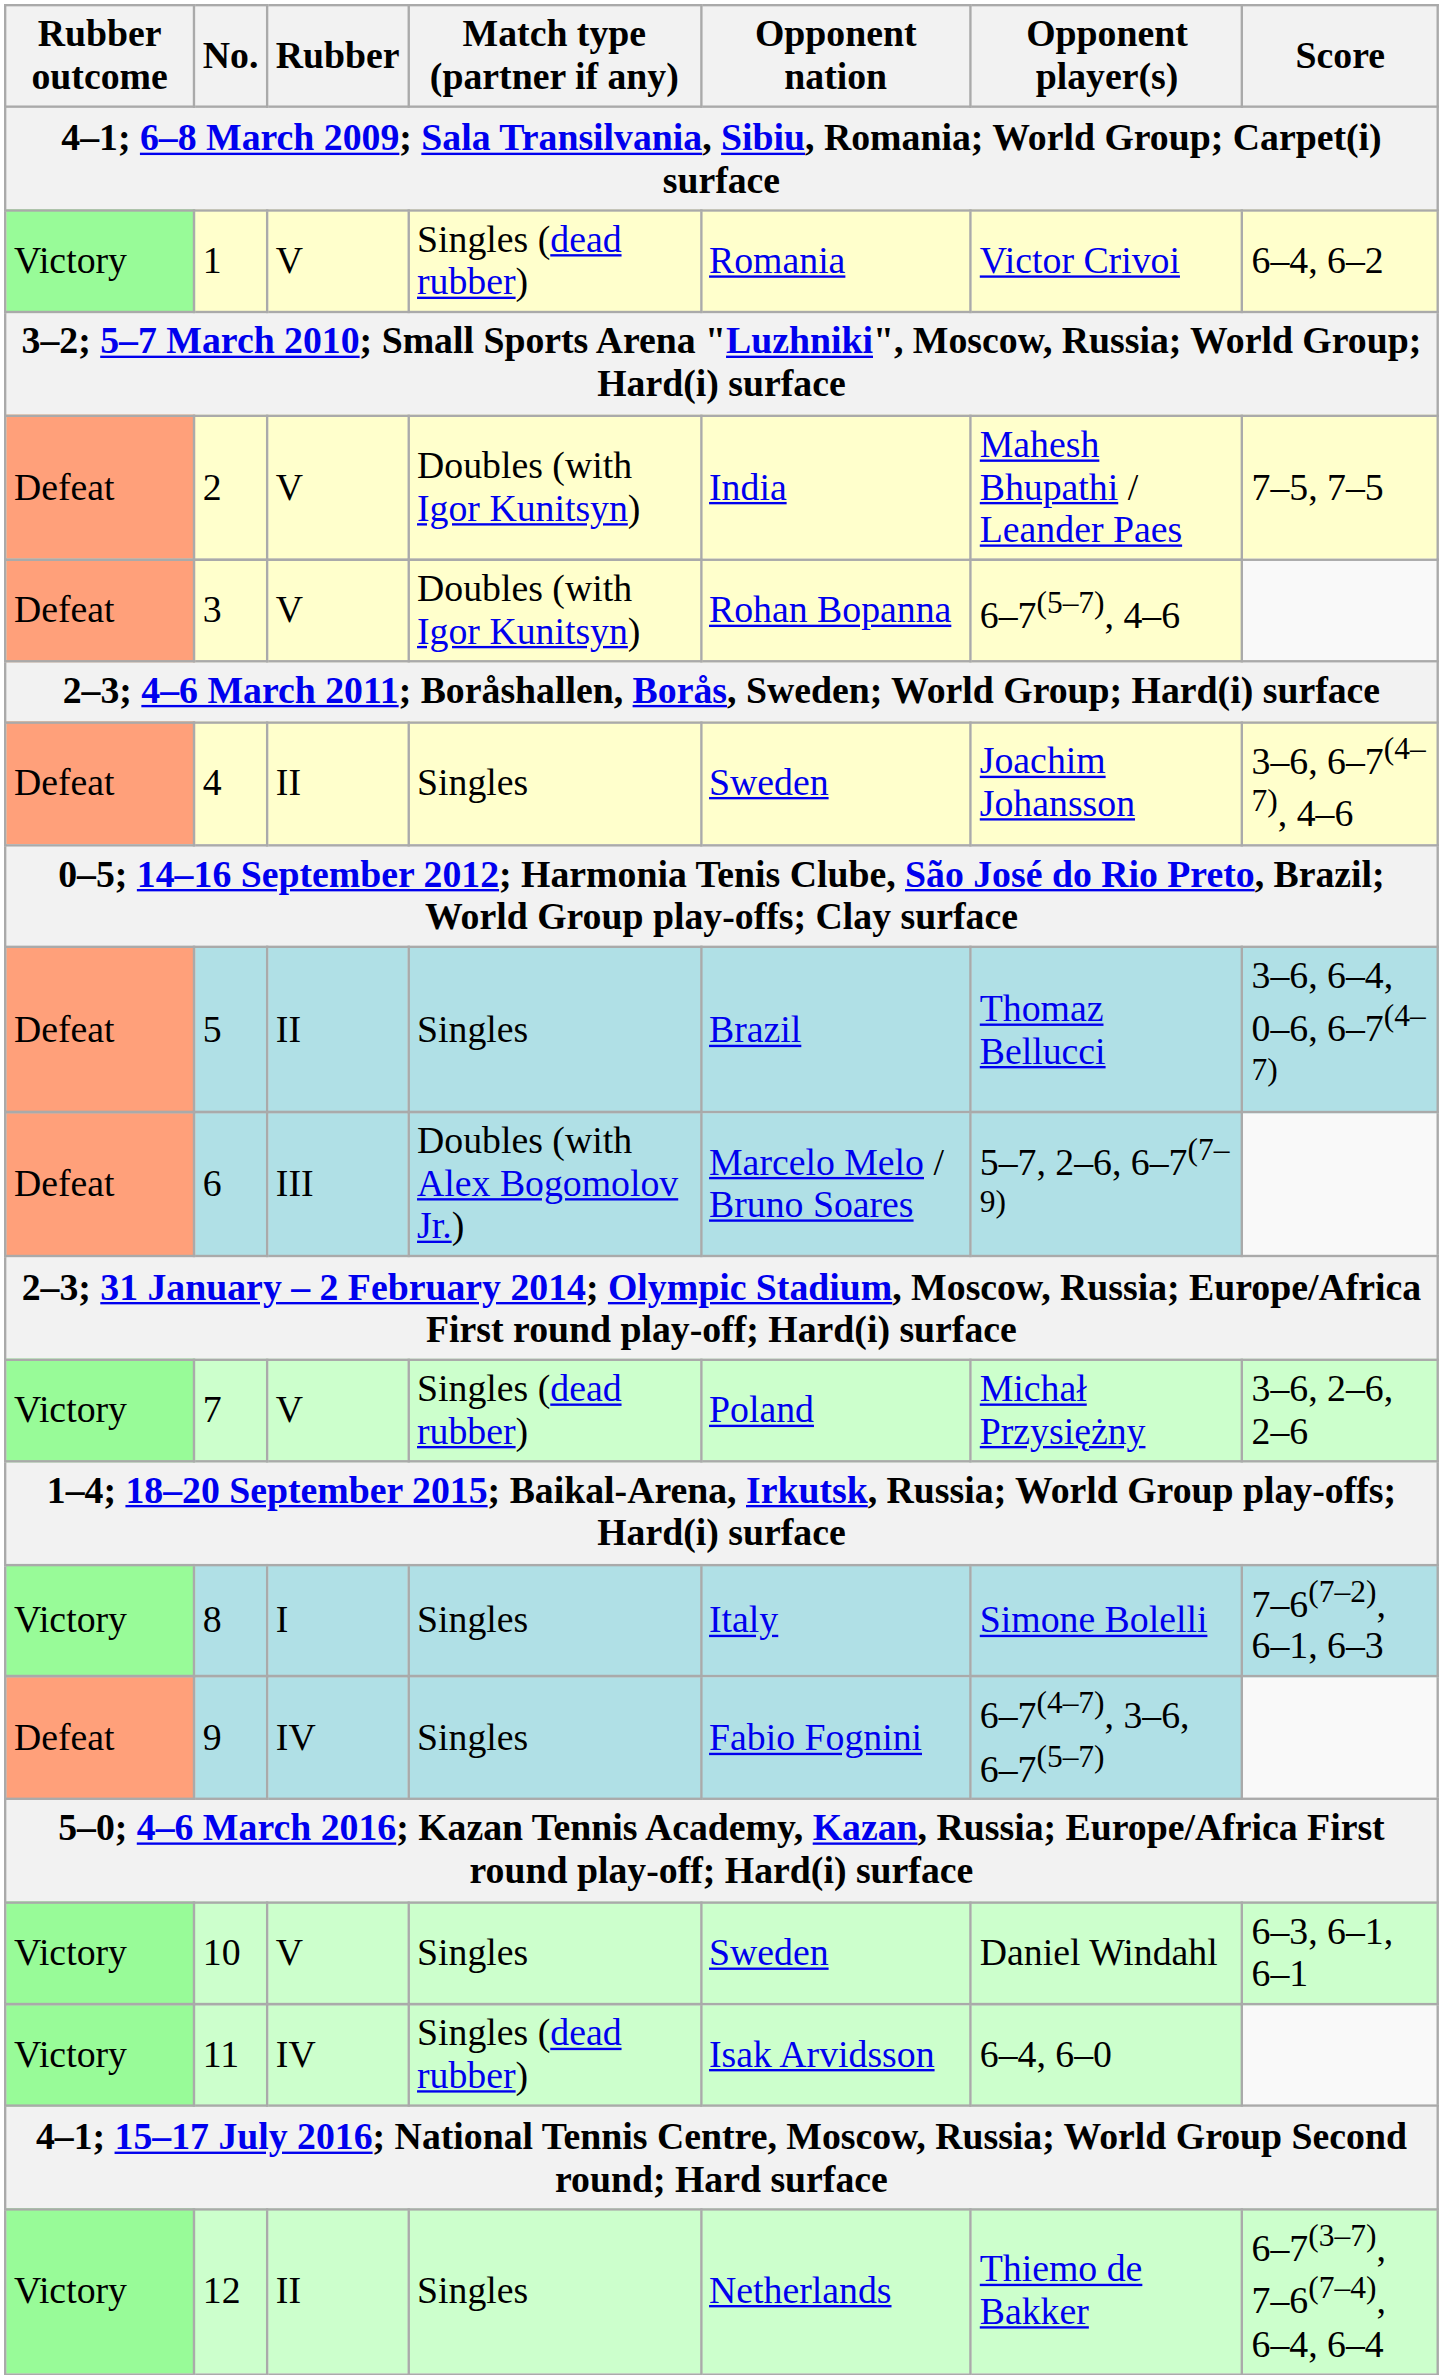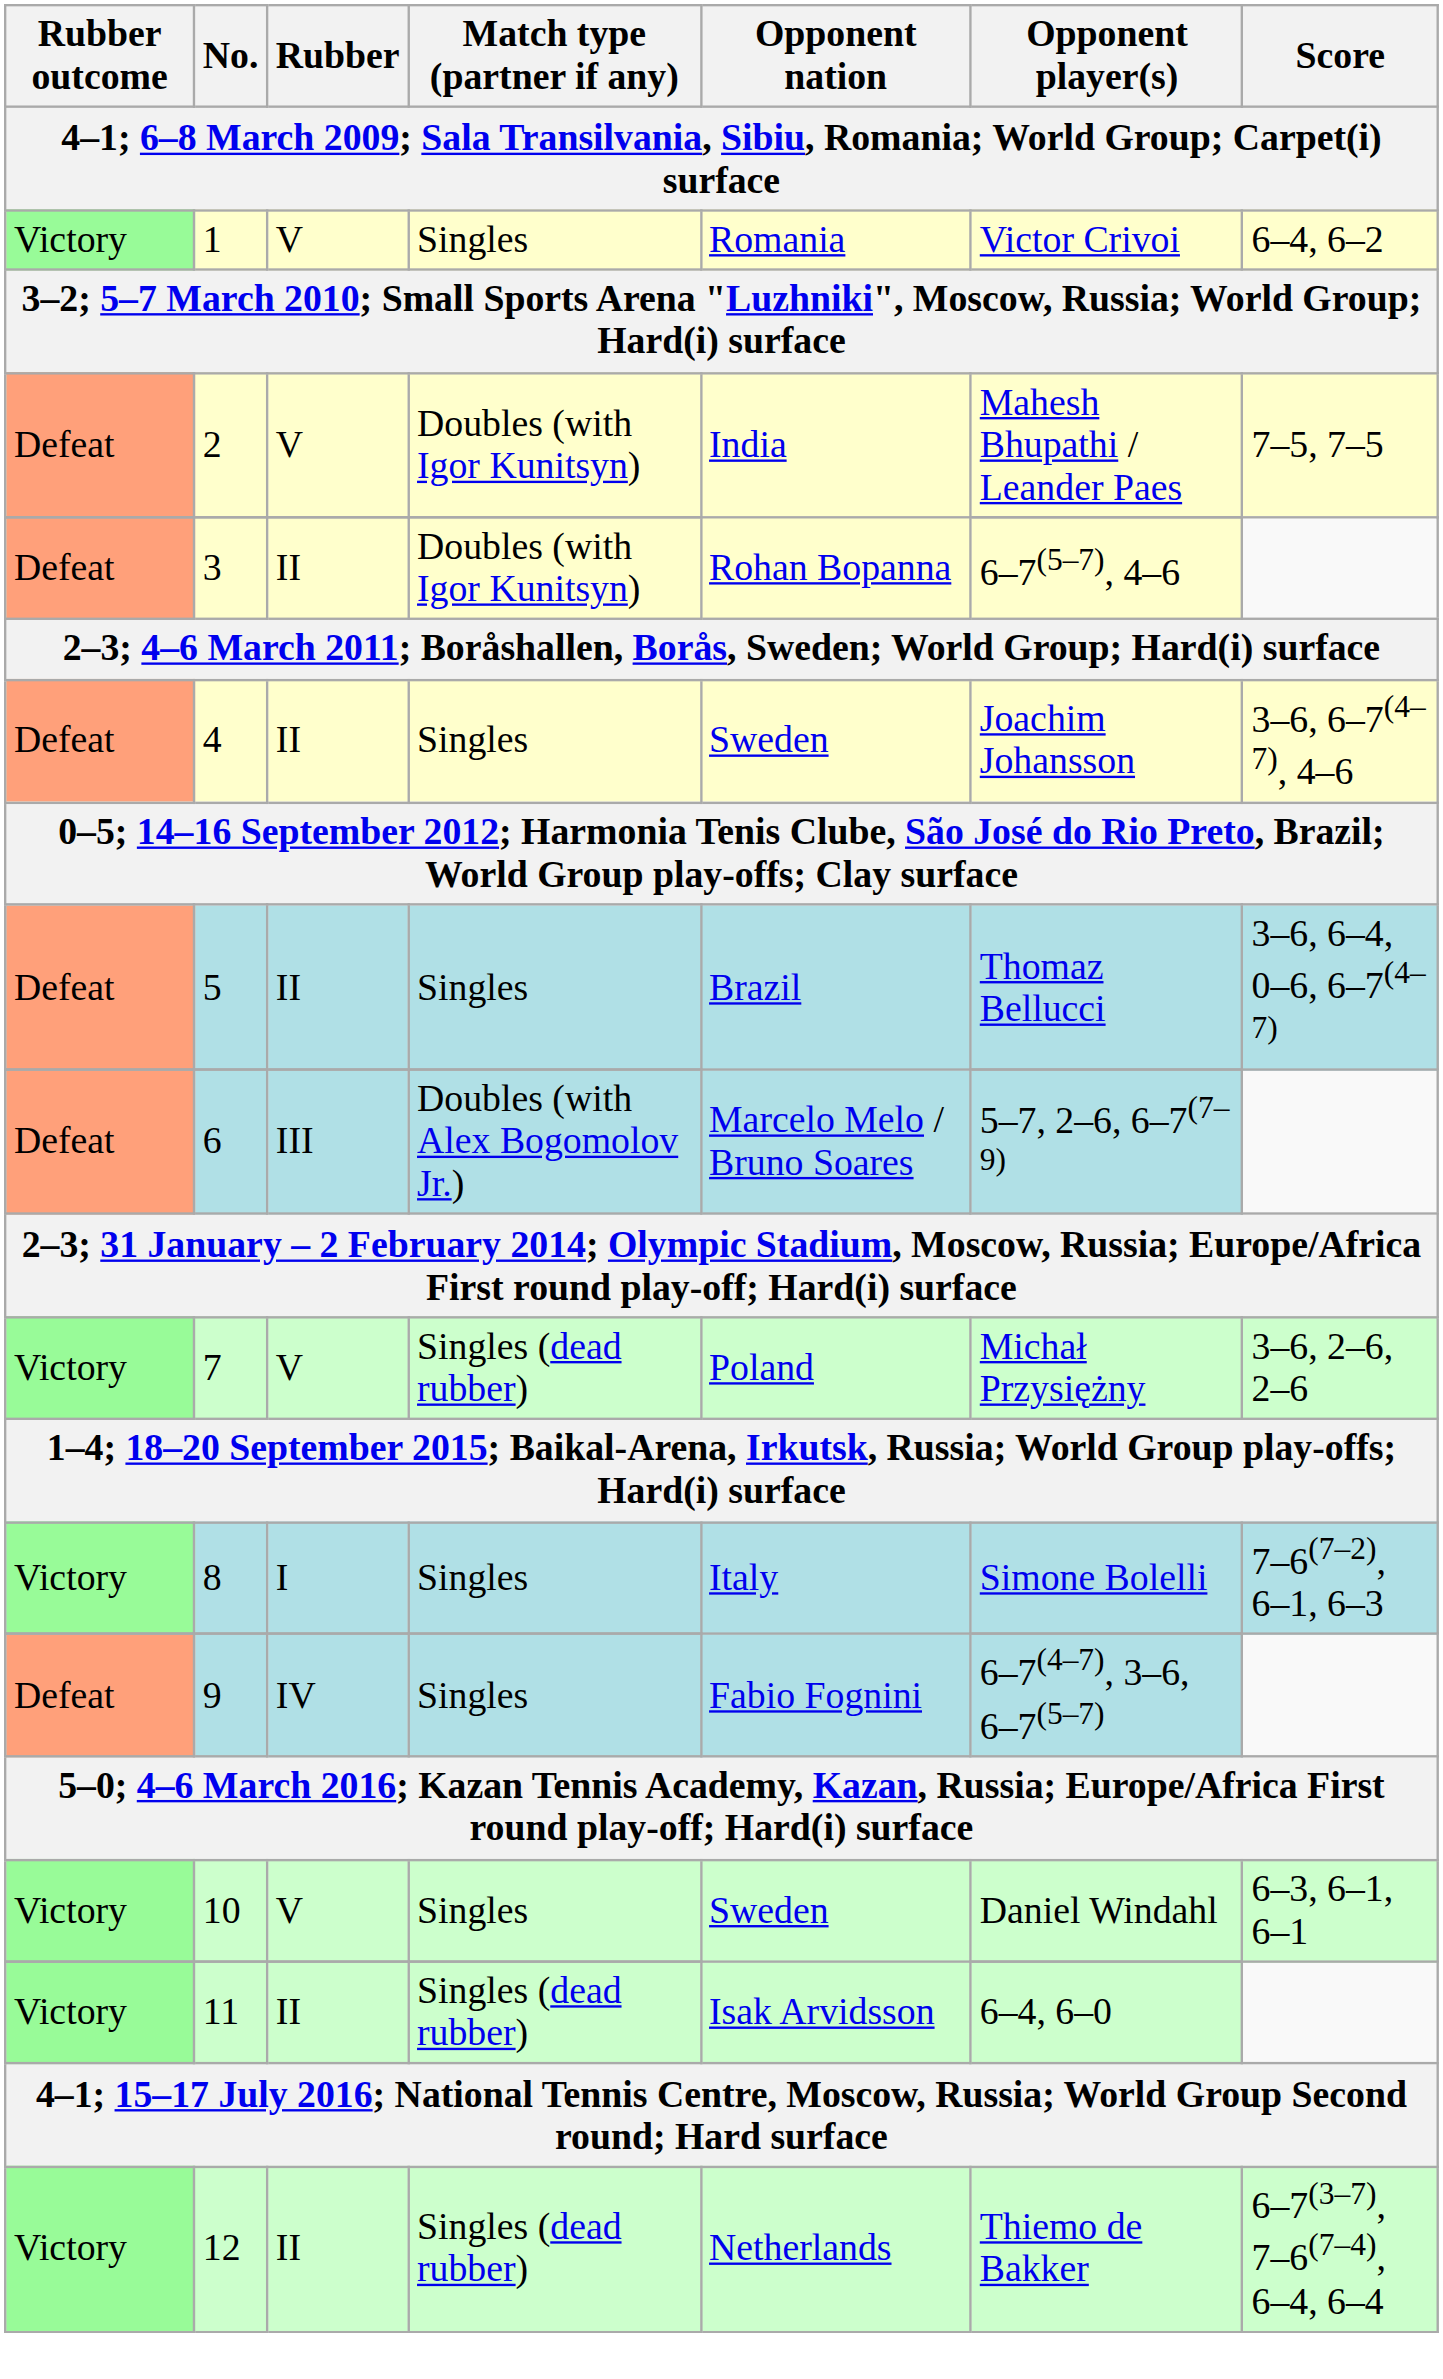(519, 260) Singles (dead rubber) -> (473, 239) Singles
(289, 609) V -> (288, 567) II
(296, 2054) IV -> (288, 2012) II
(473, 2290) Singles -> (519, 2248) Singles (dead rubber)
